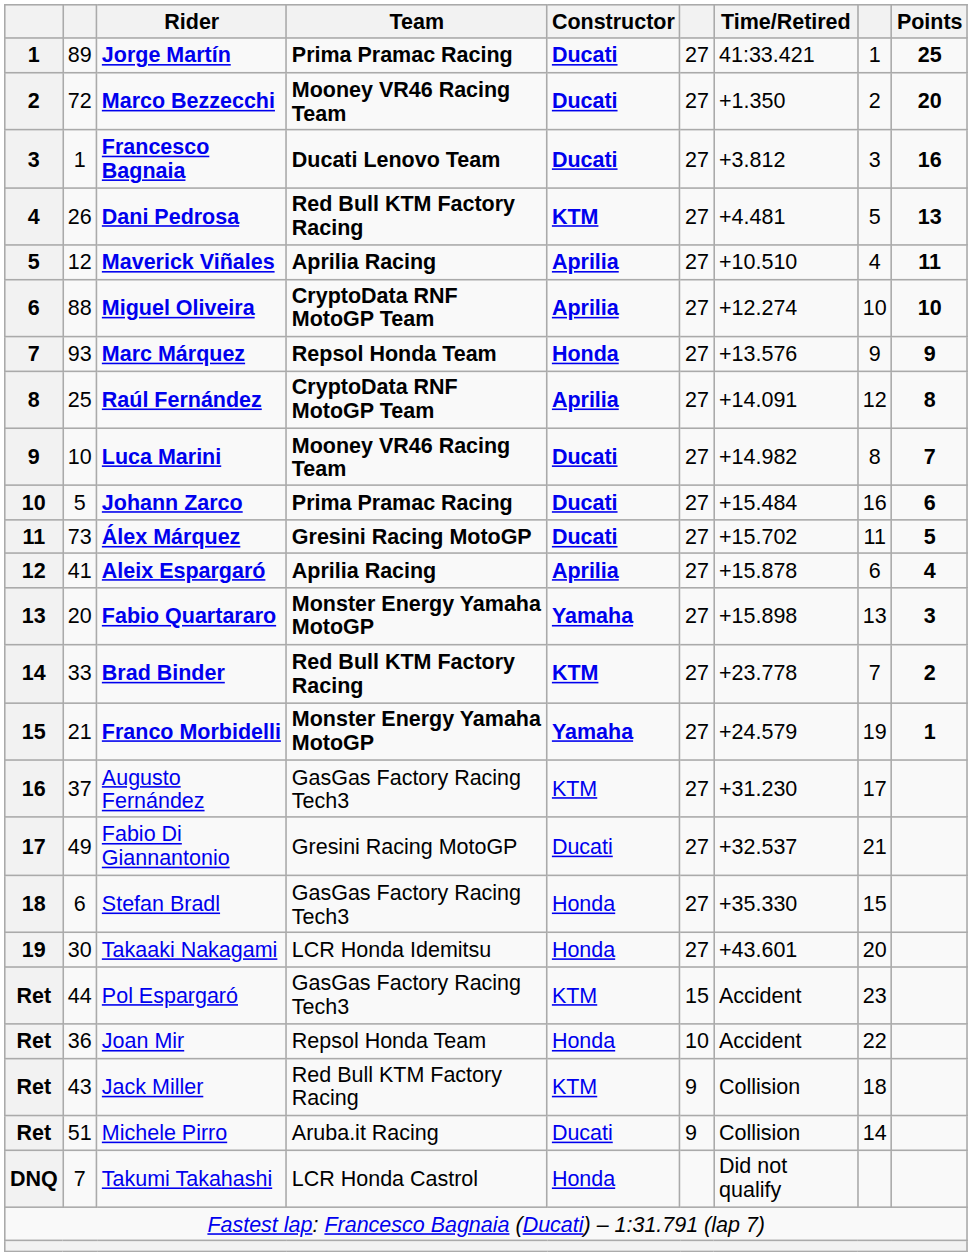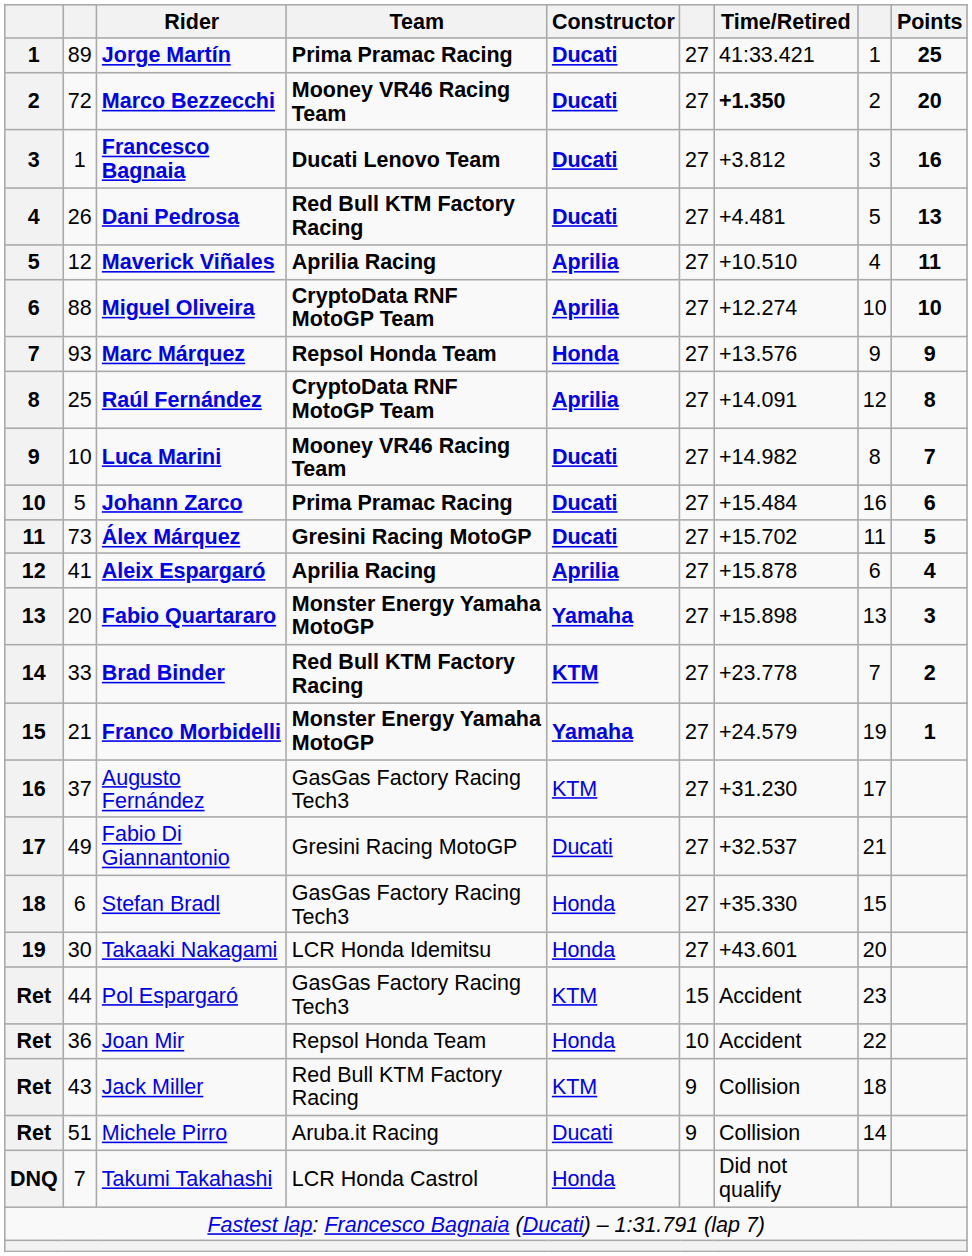(752, 101) normal -> (752, 101) bold
(575, 216) KTM -> (585, 216) Ducati
